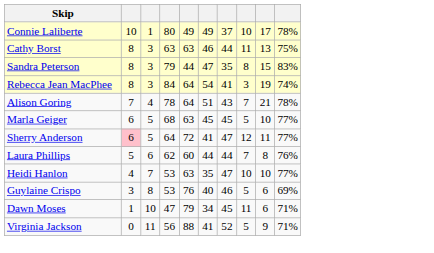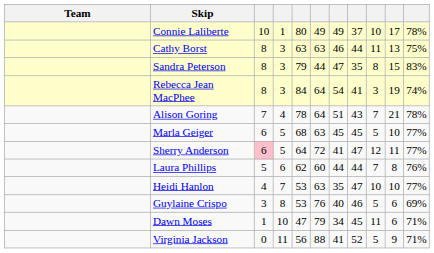+ column: (77, 13)
